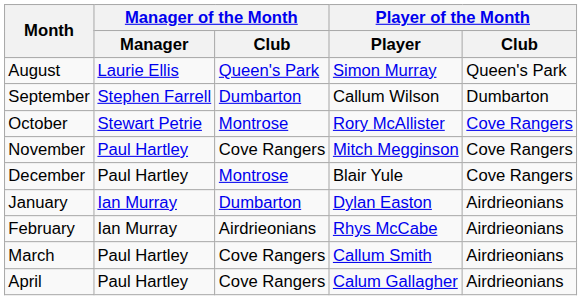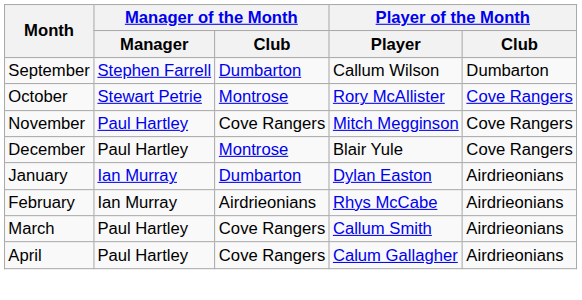- row: (34, 70)
